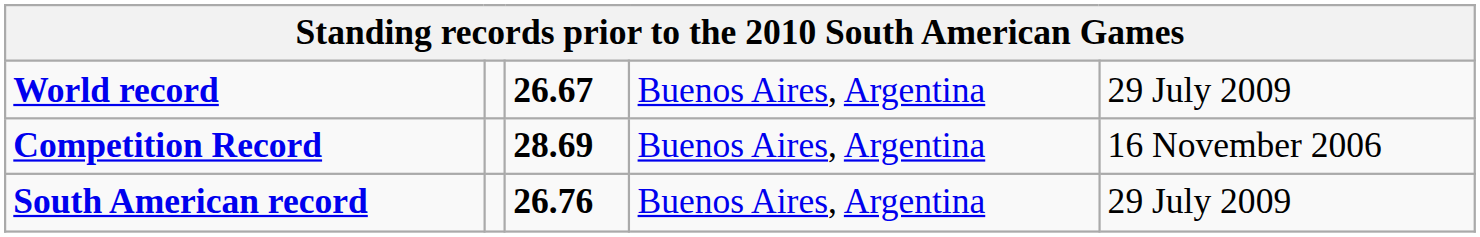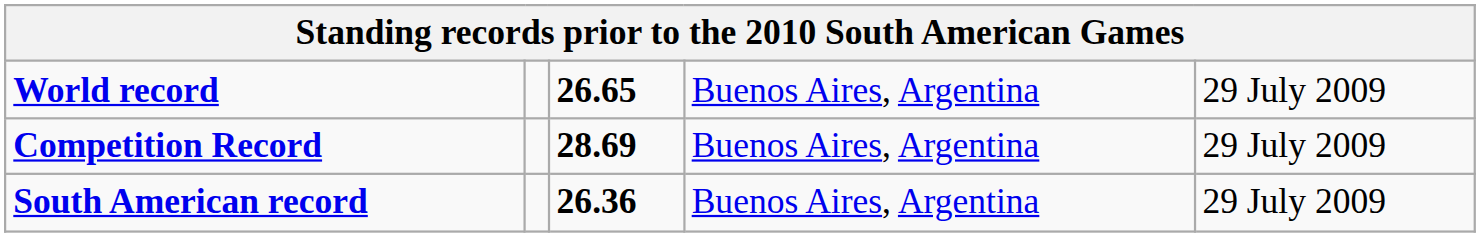(553, 88) 26.67 -> (597, 88) 26.65
(1245, 145) 16 November 2006 -> (1294, 145) 29 July 2009
(553, 201) 26.76 -> (597, 201) 26.36
